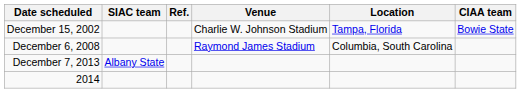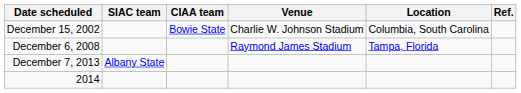columns swapped: (485, 12) <-> (179, 12)
(367, 29) Tampa, Florida -> (429, 29) Columbia, South Carolina
(392, 46) Columbia, South Carolina -> (403, 46) Tampa, Florida
